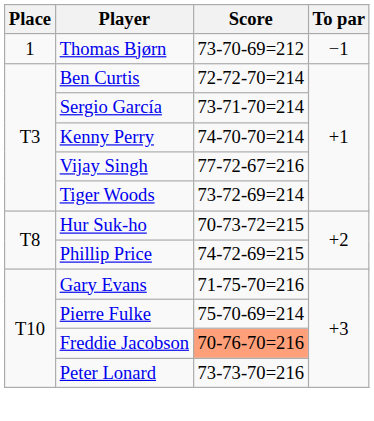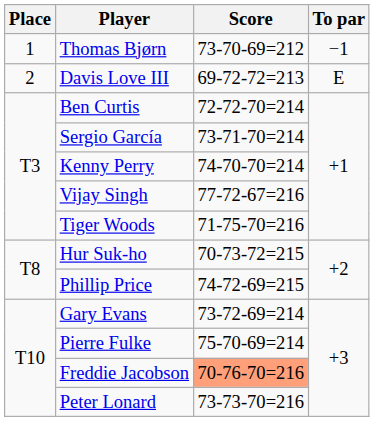+ row: (114, 78)
(251, 195) 73-72-69=214 -> (251, 225) 71-75-70=216
(251, 284) 71-75-70=216 -> (251, 313) 73-72-69=214
